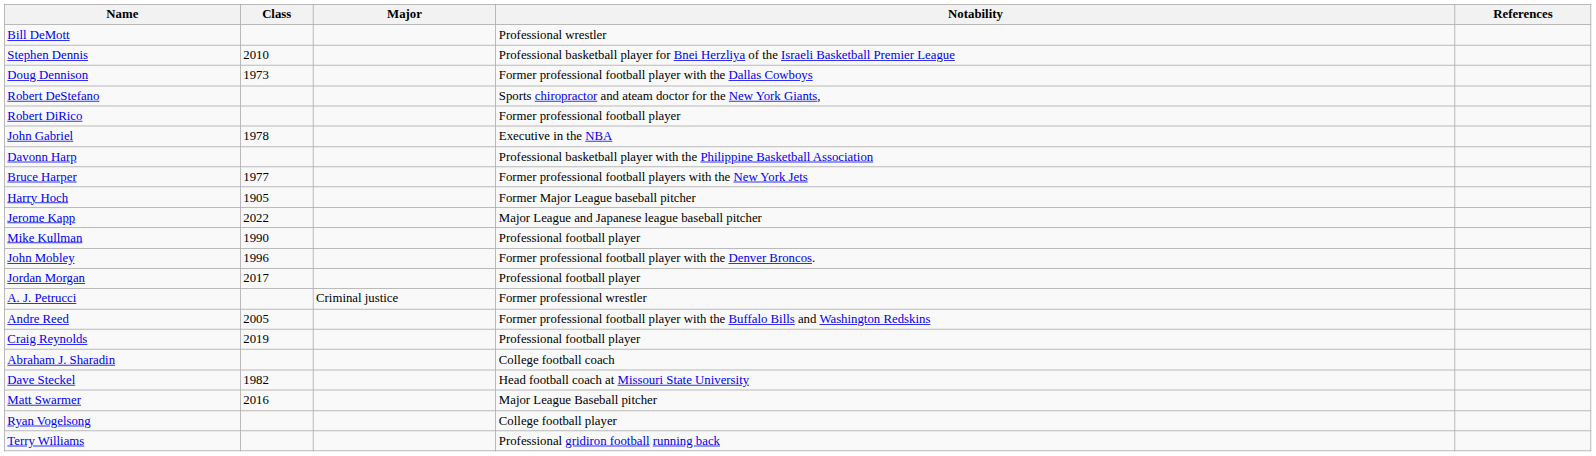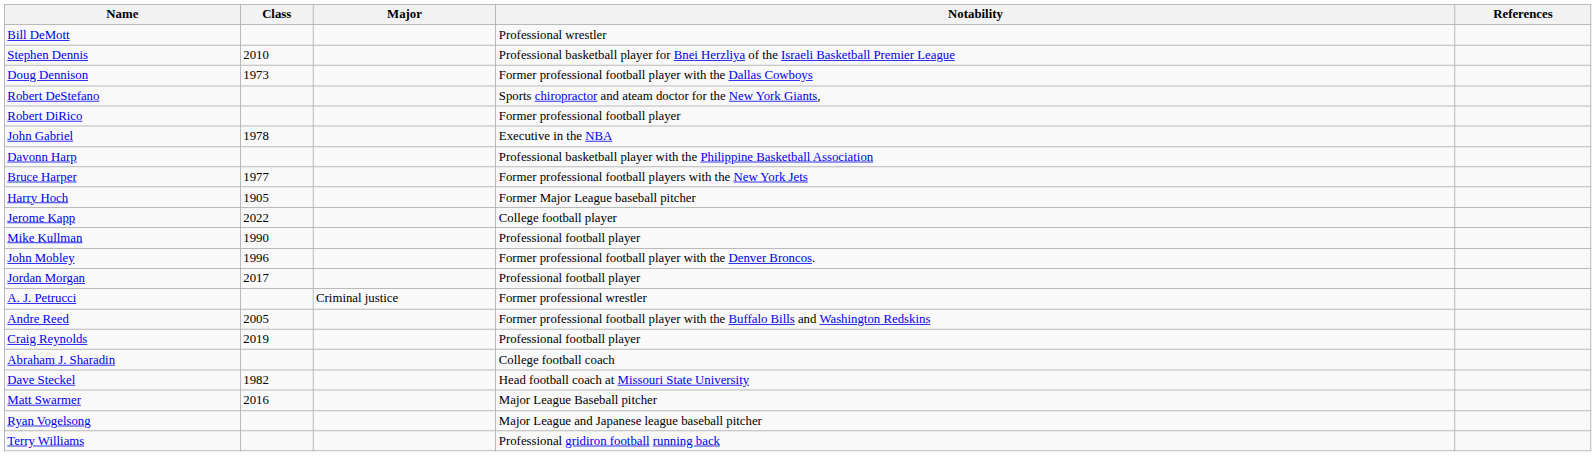(630, 217) Major League and Japanese league baseball pitcher -> (558, 217) College football player
(558, 420) College football player -> (630, 420) Major League and Japanese league baseball pitcher
